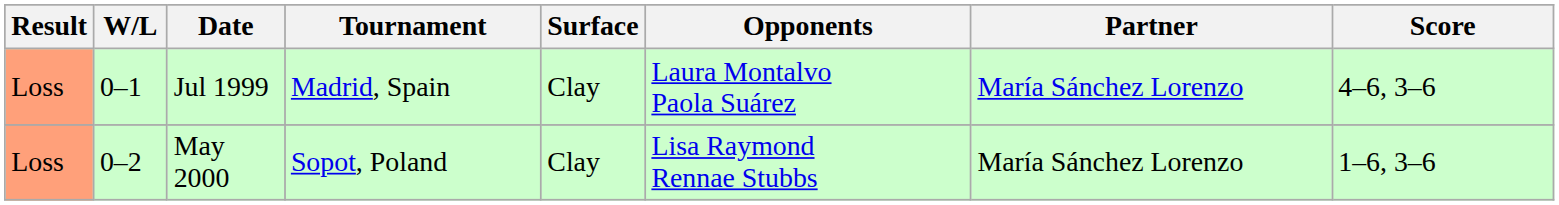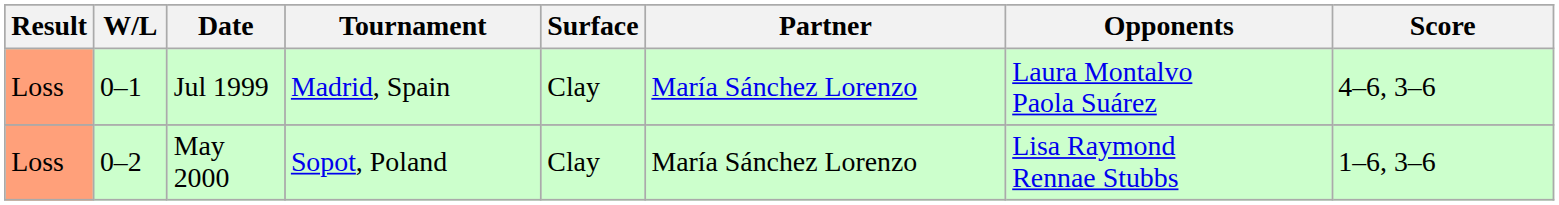columns swapped: (1151, 26) <-> (808, 26)
